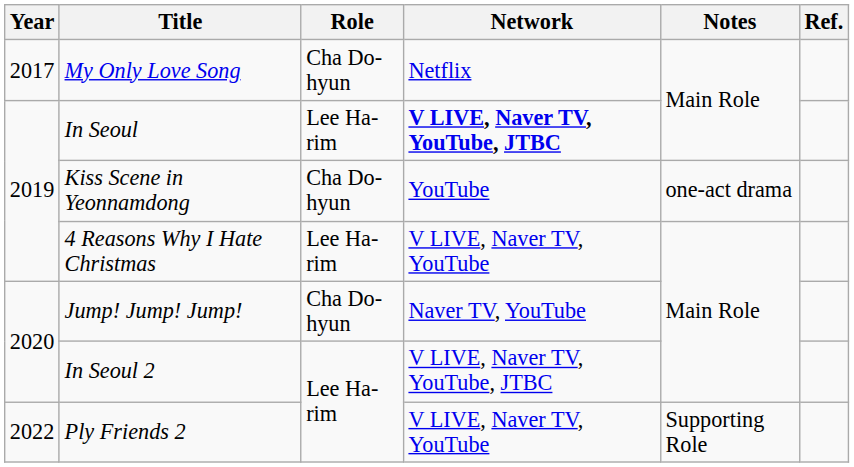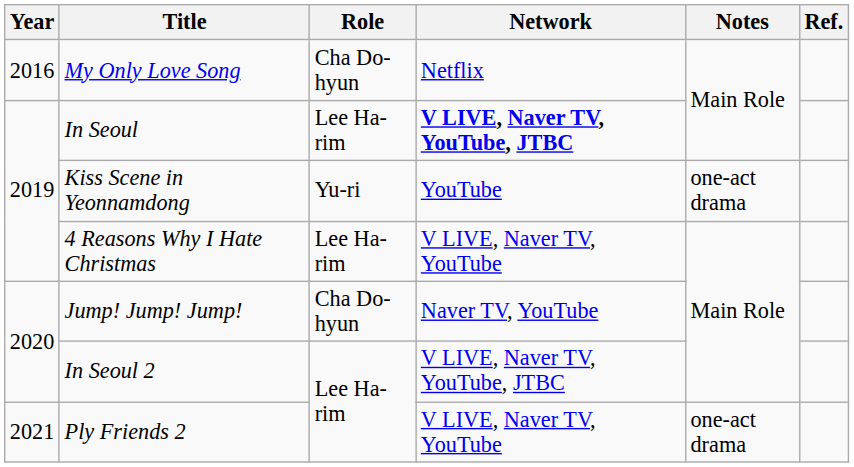(32, 69) 2017 -> (32, 69) 2016
(344, 190) Cha Do-hyun -> (338, 190) Yu-ri
(32, 431) 2022 -> (32, 431) 2021
(715, 431) Supporting Role -> (723, 431) one-act drama
